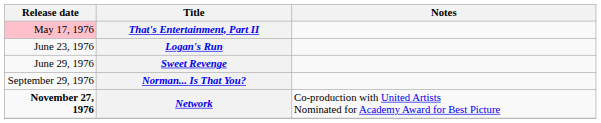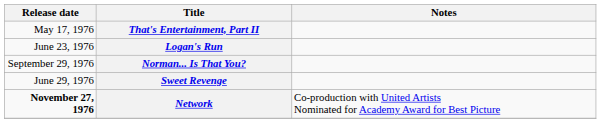(64, 30) pink background -> (64, 30) no background
rows swapped: (194, 64) <-> (194, 81)
